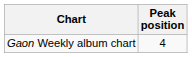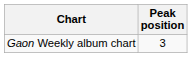(163, 43) 4 -> (163, 43) 3
